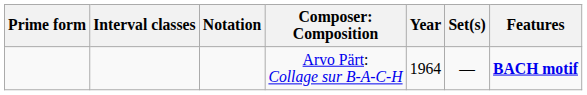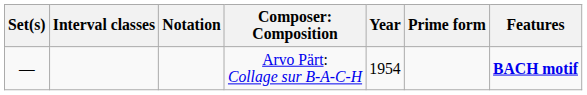columns swapped: (47, 25) <-> (467, 25)
(425, 68) 1964 -> (385, 68) 1954
